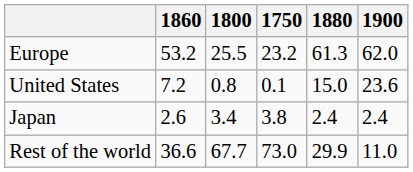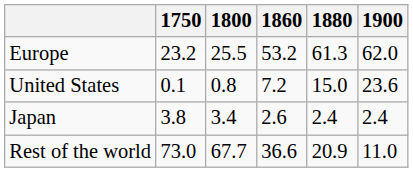columns swapped: (282, 20) <-> (181, 20)
(330, 150) 29.9 -> (330, 150) 20.9
